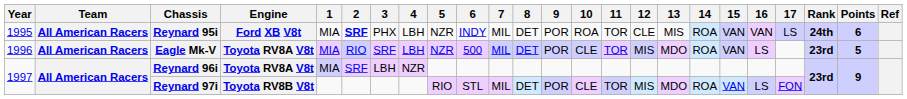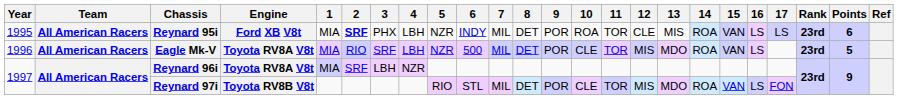(762, 32) VAN -> (757, 32) LS
(821, 32) 24th -> (813, 32) 23rd
